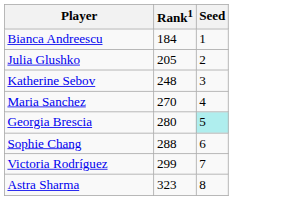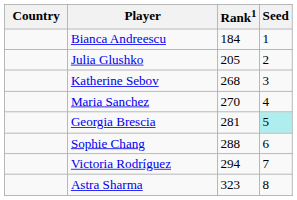+ column: (36, 16)
(167, 80) 248 -> (230, 80) 268
(167, 122) 280 -> (230, 122) 281
(167, 164) 299 -> (230, 164) 294
